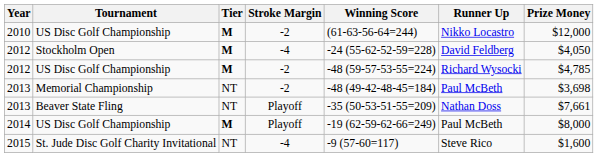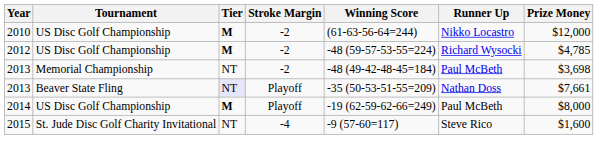- row: (19, 50)
(229, 106) no background -> (229, 87) lavender background
